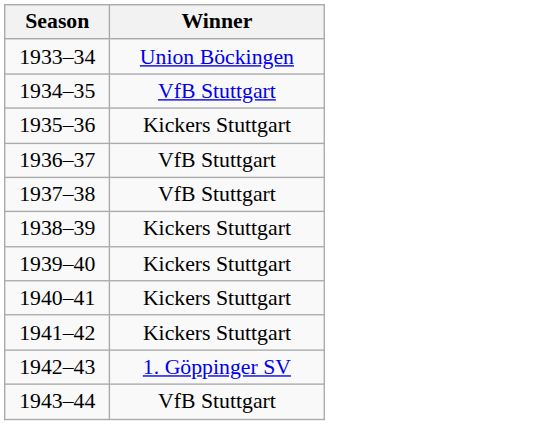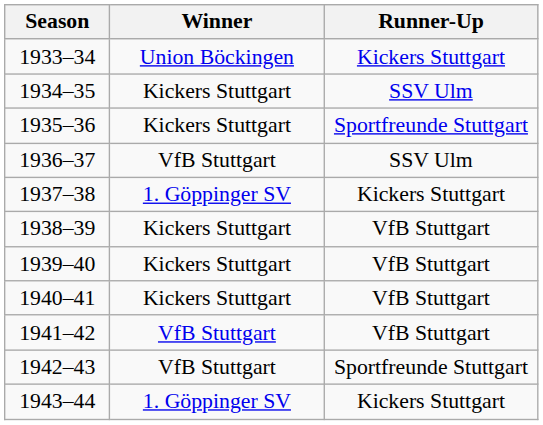+ column: (431, 21)
(217, 90) VfB Stuttgart -> (217, 90) Kickers Stuttgart
(217, 194) VfB Stuttgart -> (217, 194) 1. Göppinger SV
(217, 332) Kickers Stuttgart -> (217, 332) VfB Stuttgart
(217, 366) 1. Göppinger SV -> (217, 366) VfB Stuttgart
(217, 401) VfB Stuttgart -> (217, 401) 1. Göppinger SV
